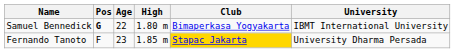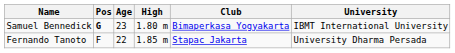(121, 26) 22 -> (121, 26) 23
(121, 40) 23 -> (121, 40) 22
(210, 40) gold background -> (210, 40) no background
